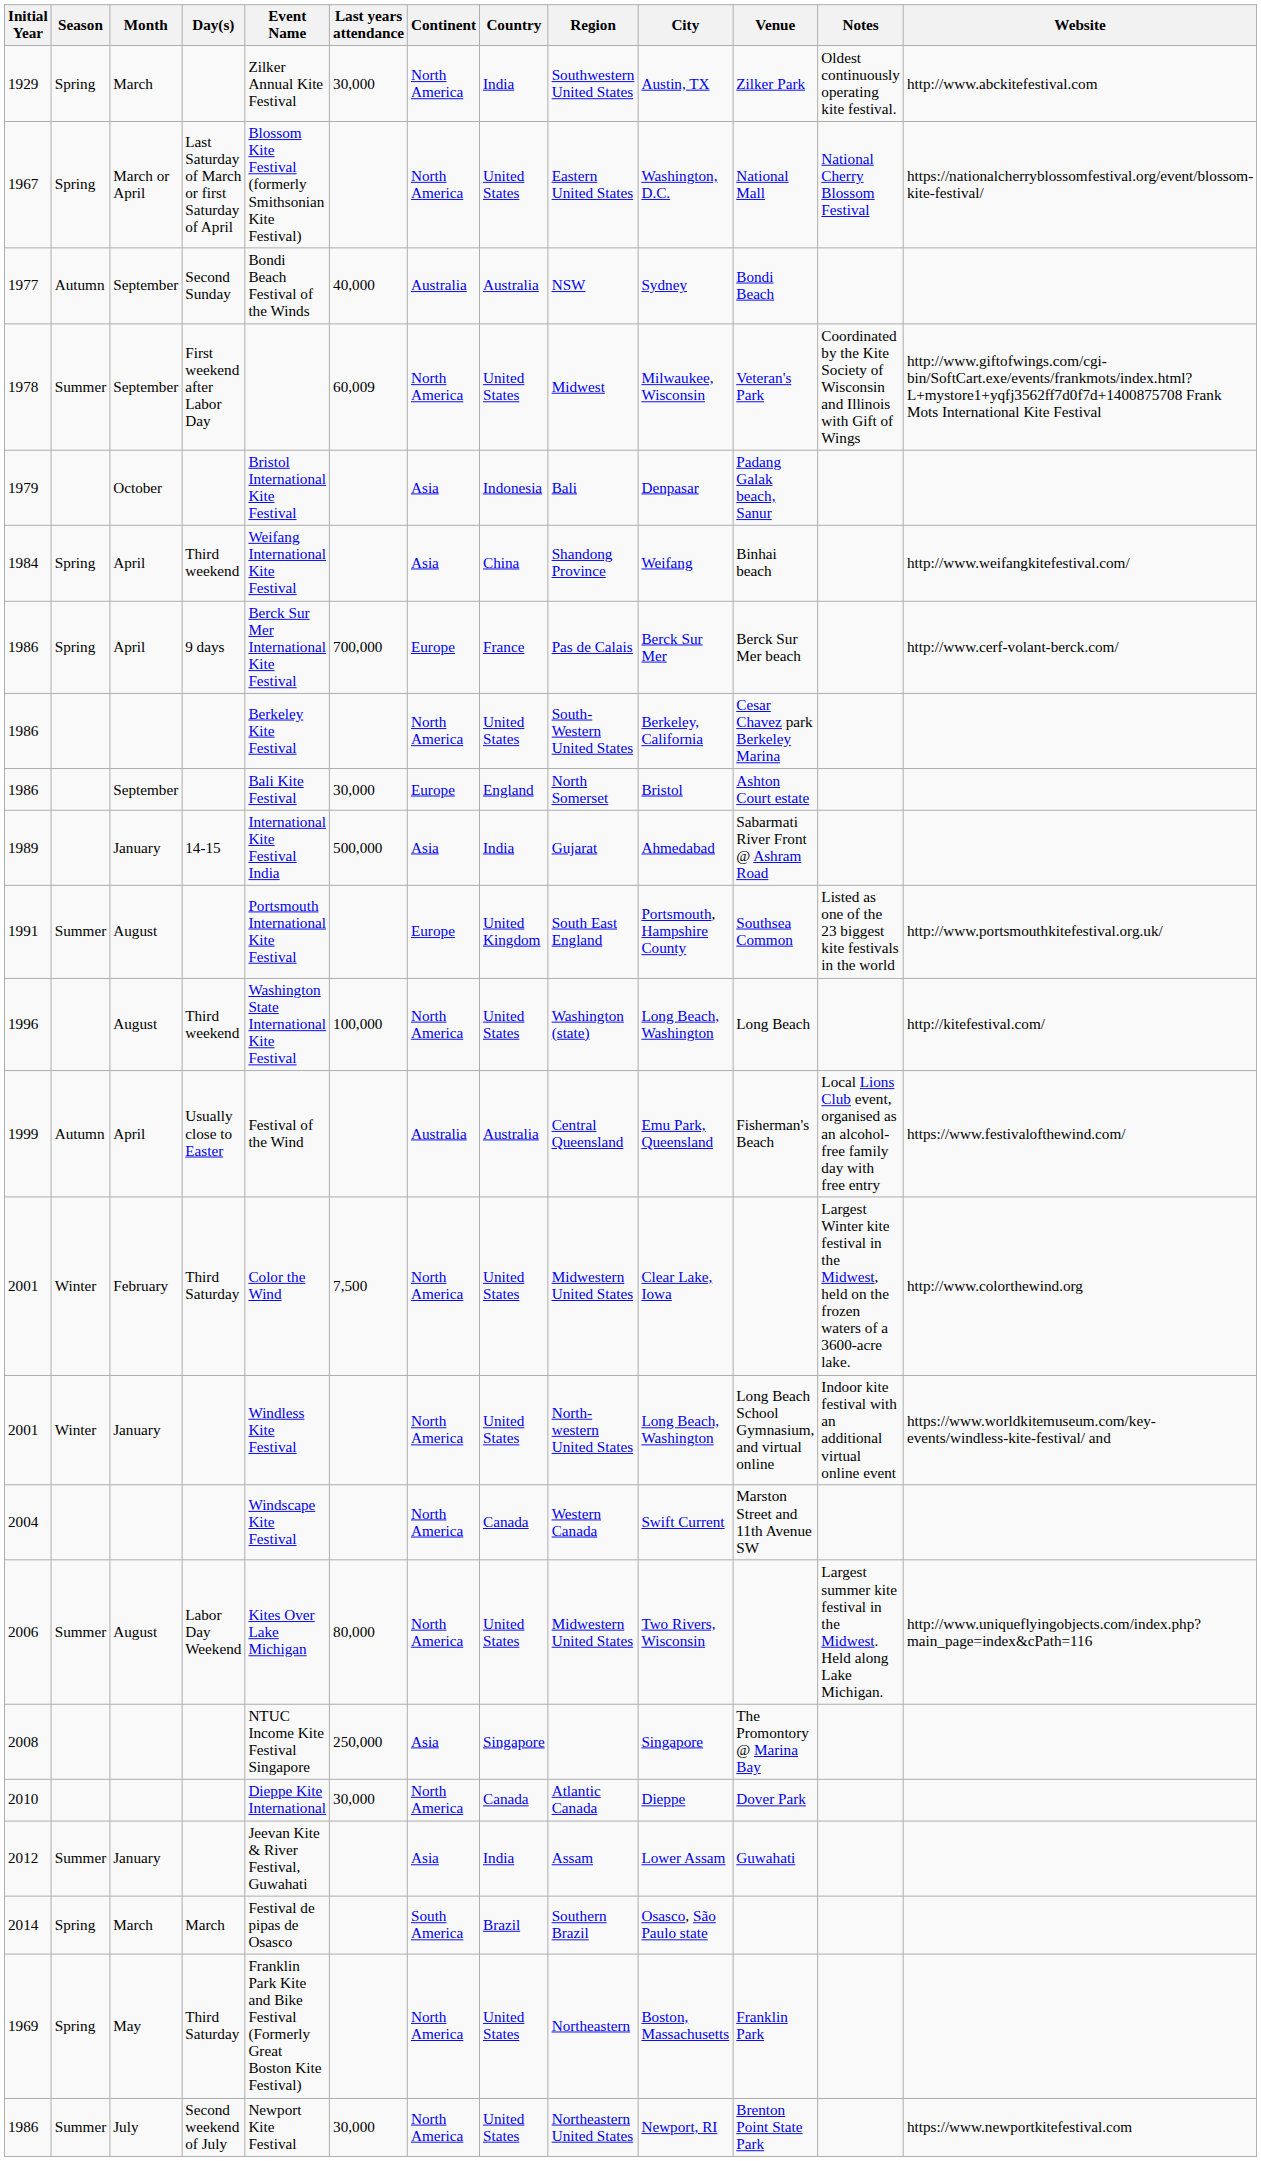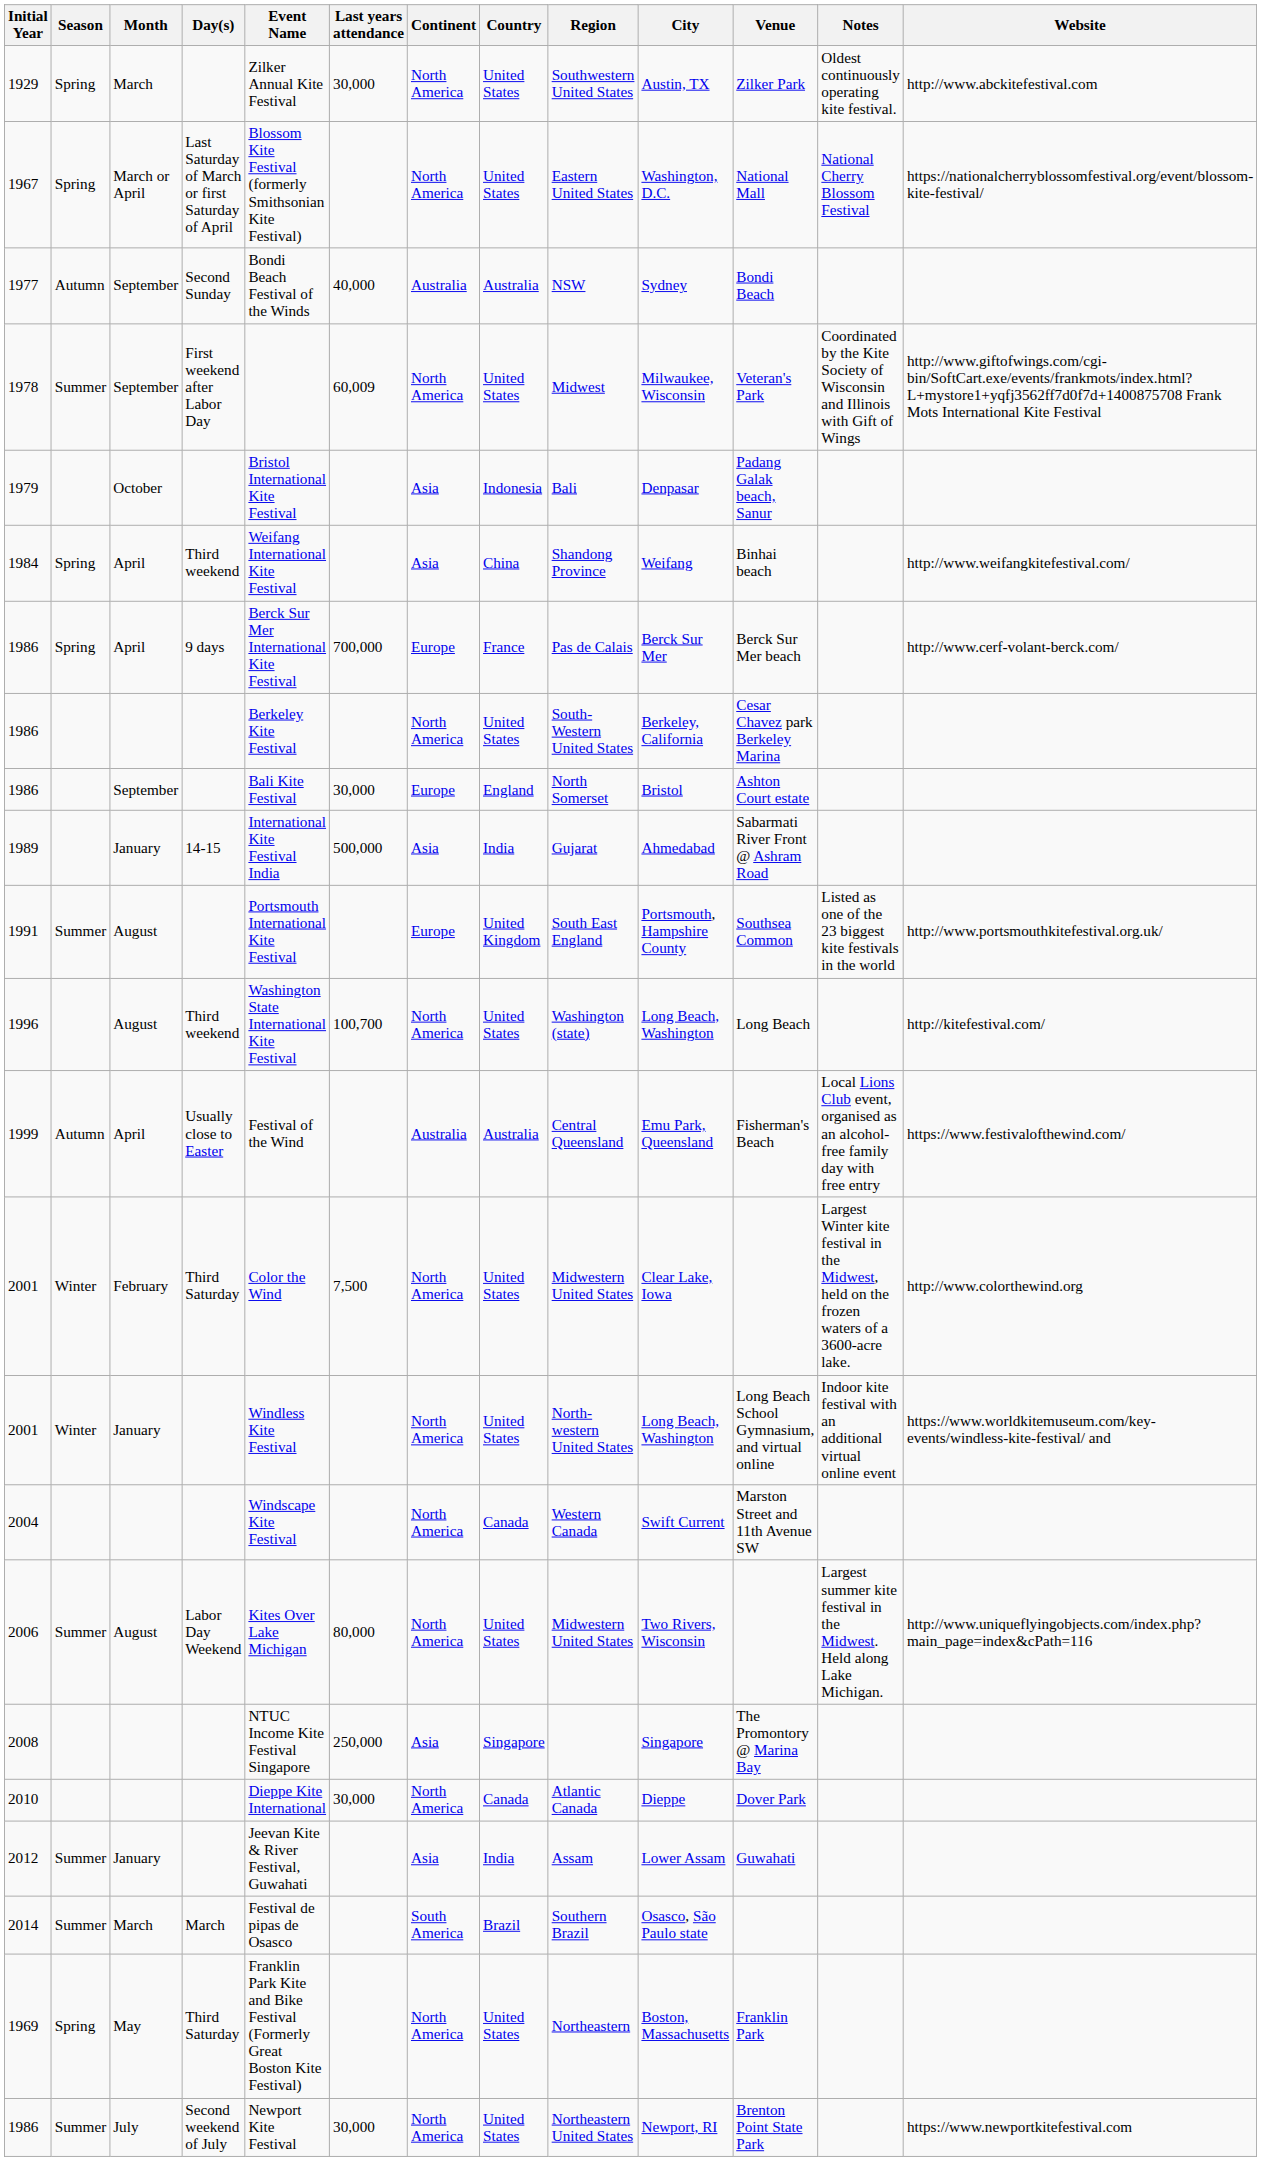(499, 83) India -> (504, 83) United States
(358, 1024) 100,000 -> (358, 1024) 100,700
(75, 1925) Spring -> (80, 1925) Summer
